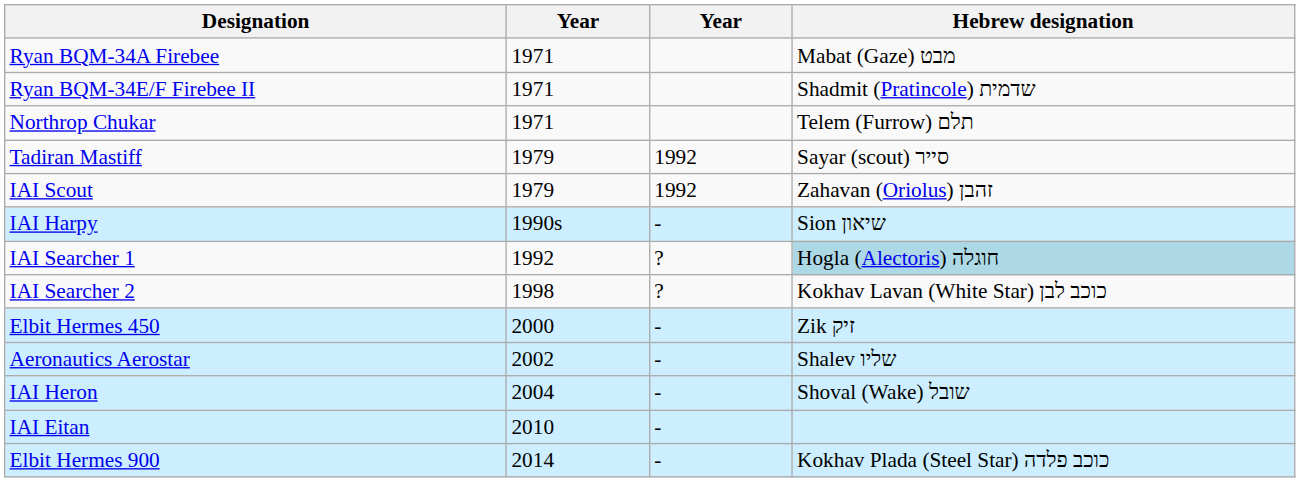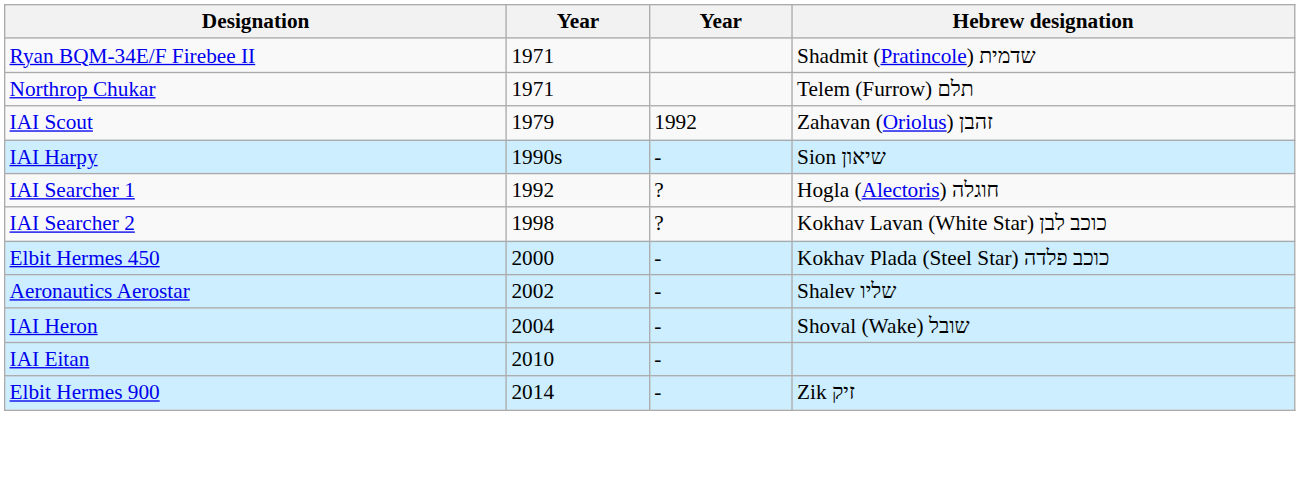- row: (114, 55)
- row: (76, 156)
(898, 257) lightblue background -> (898, 190) no background
(826, 325) Zik זיק -> (953, 257) Kokhav Plada (Steel Star) כוכב פלדה
(953, 460) Kokhav Plada (Steel Star) כוכב פלדה -> (826, 392) Zik זיק
